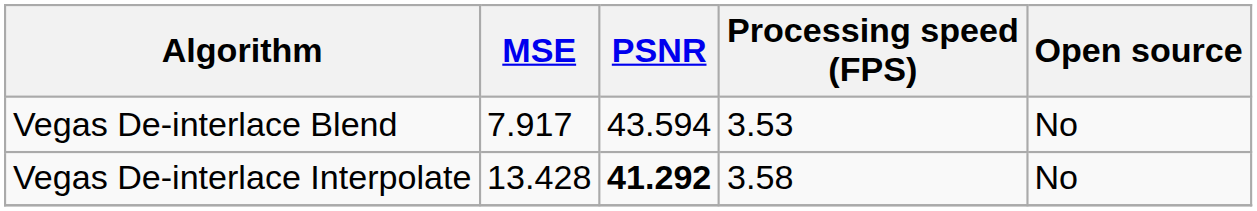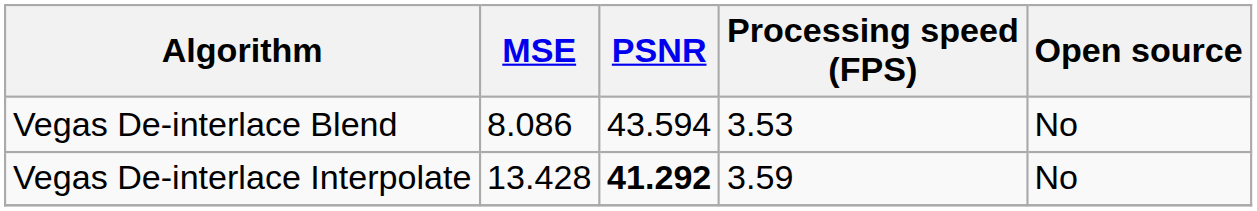(530, 123) 7.917 -> (530, 123) 8.086
(760, 177) 3.58 -> (760, 177) 3.59
